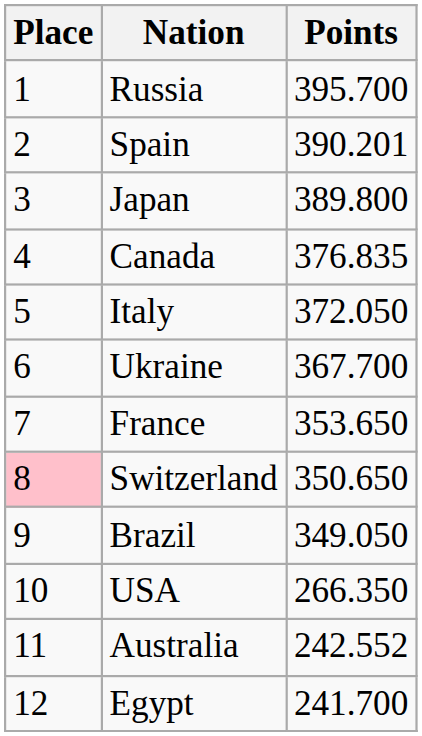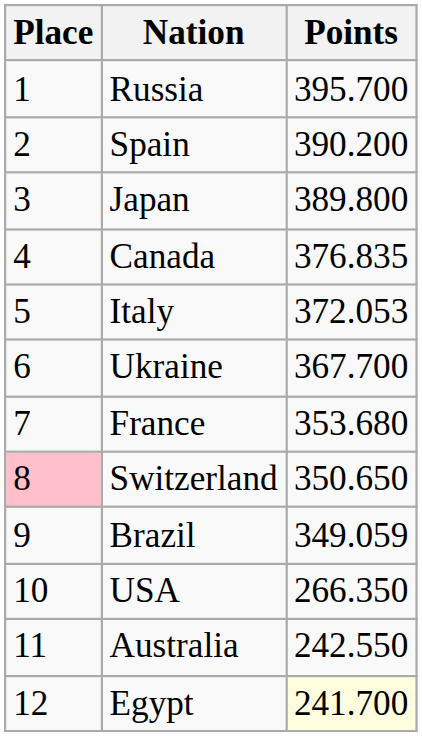(351, 144) 390.201 -> (351, 144) 390.200
(351, 311) 372.050 -> (351, 311) 372.053
(351, 423) 353.650 -> (351, 423) 353.680
(351, 534) 349.050 -> (351, 534) 349.059
(351, 646) 242.552 -> (351, 646) 242.550
(351, 702) no background -> (351, 702) lightyellow background
